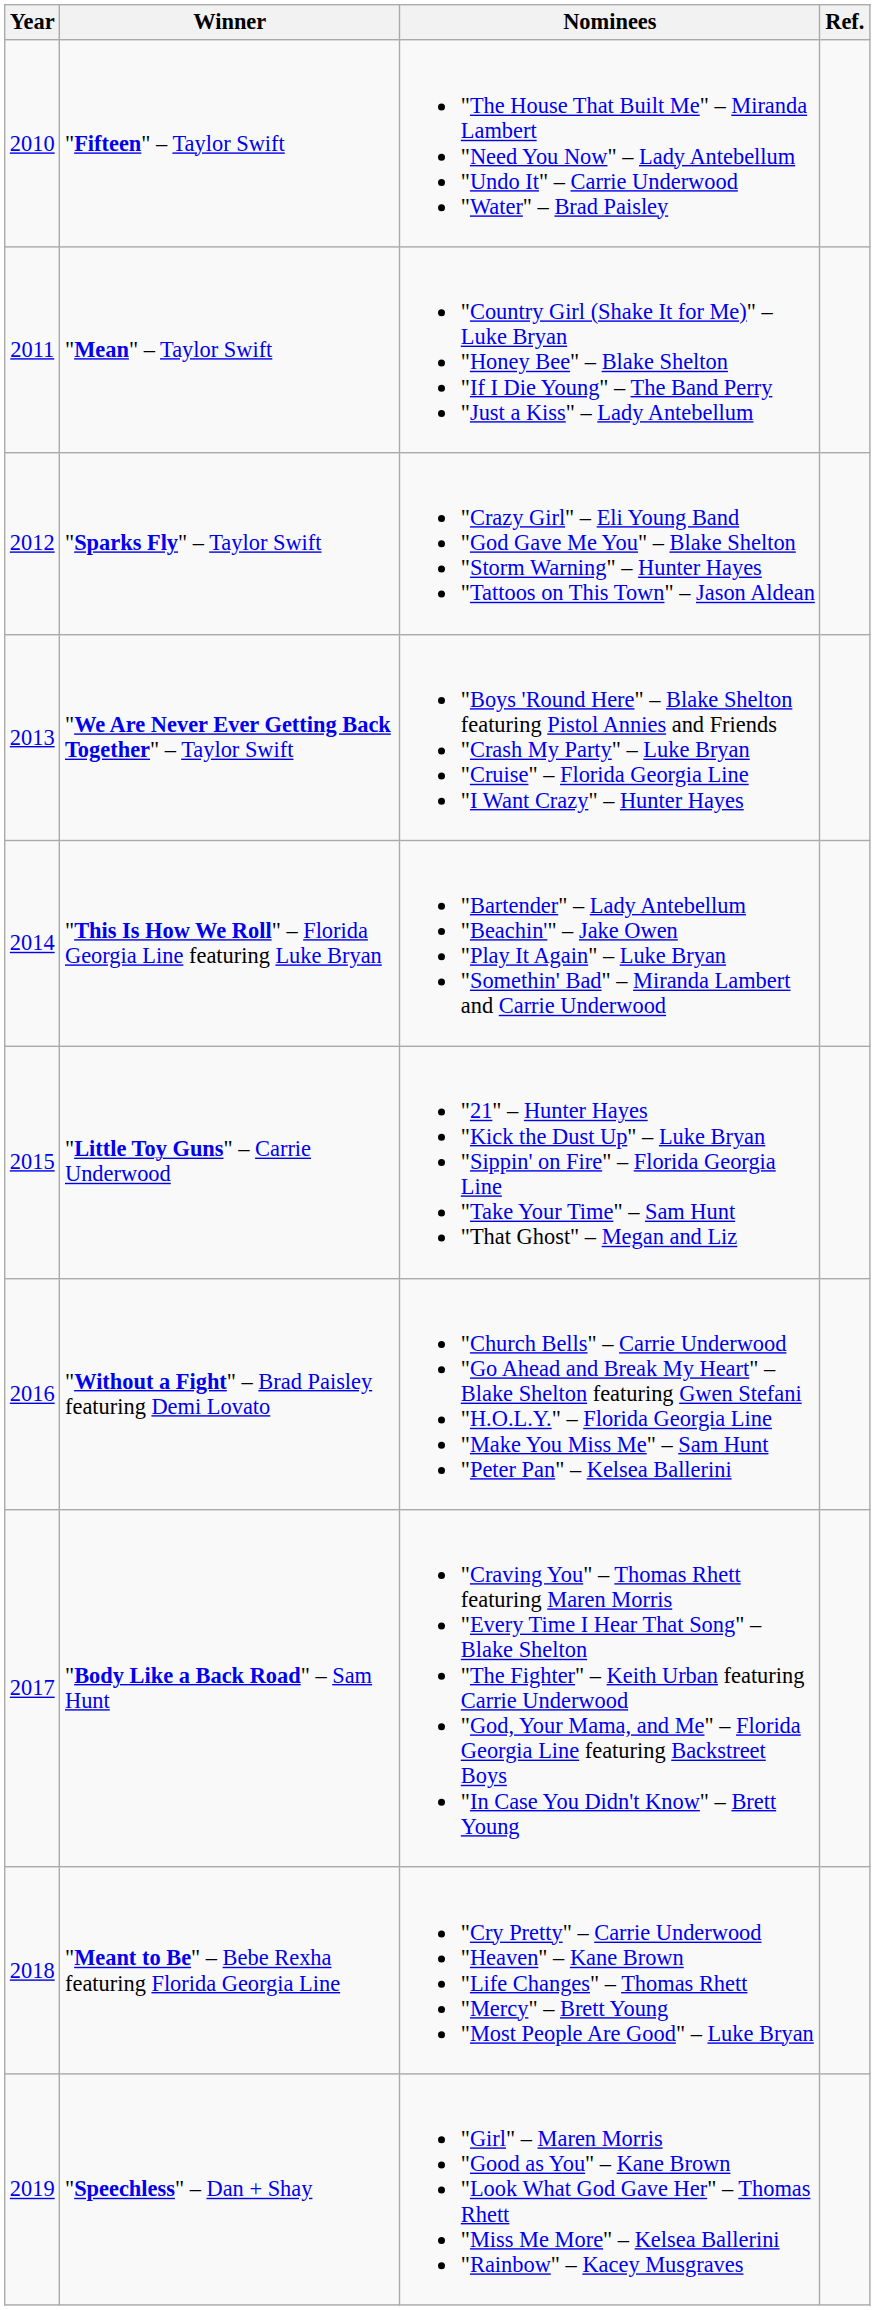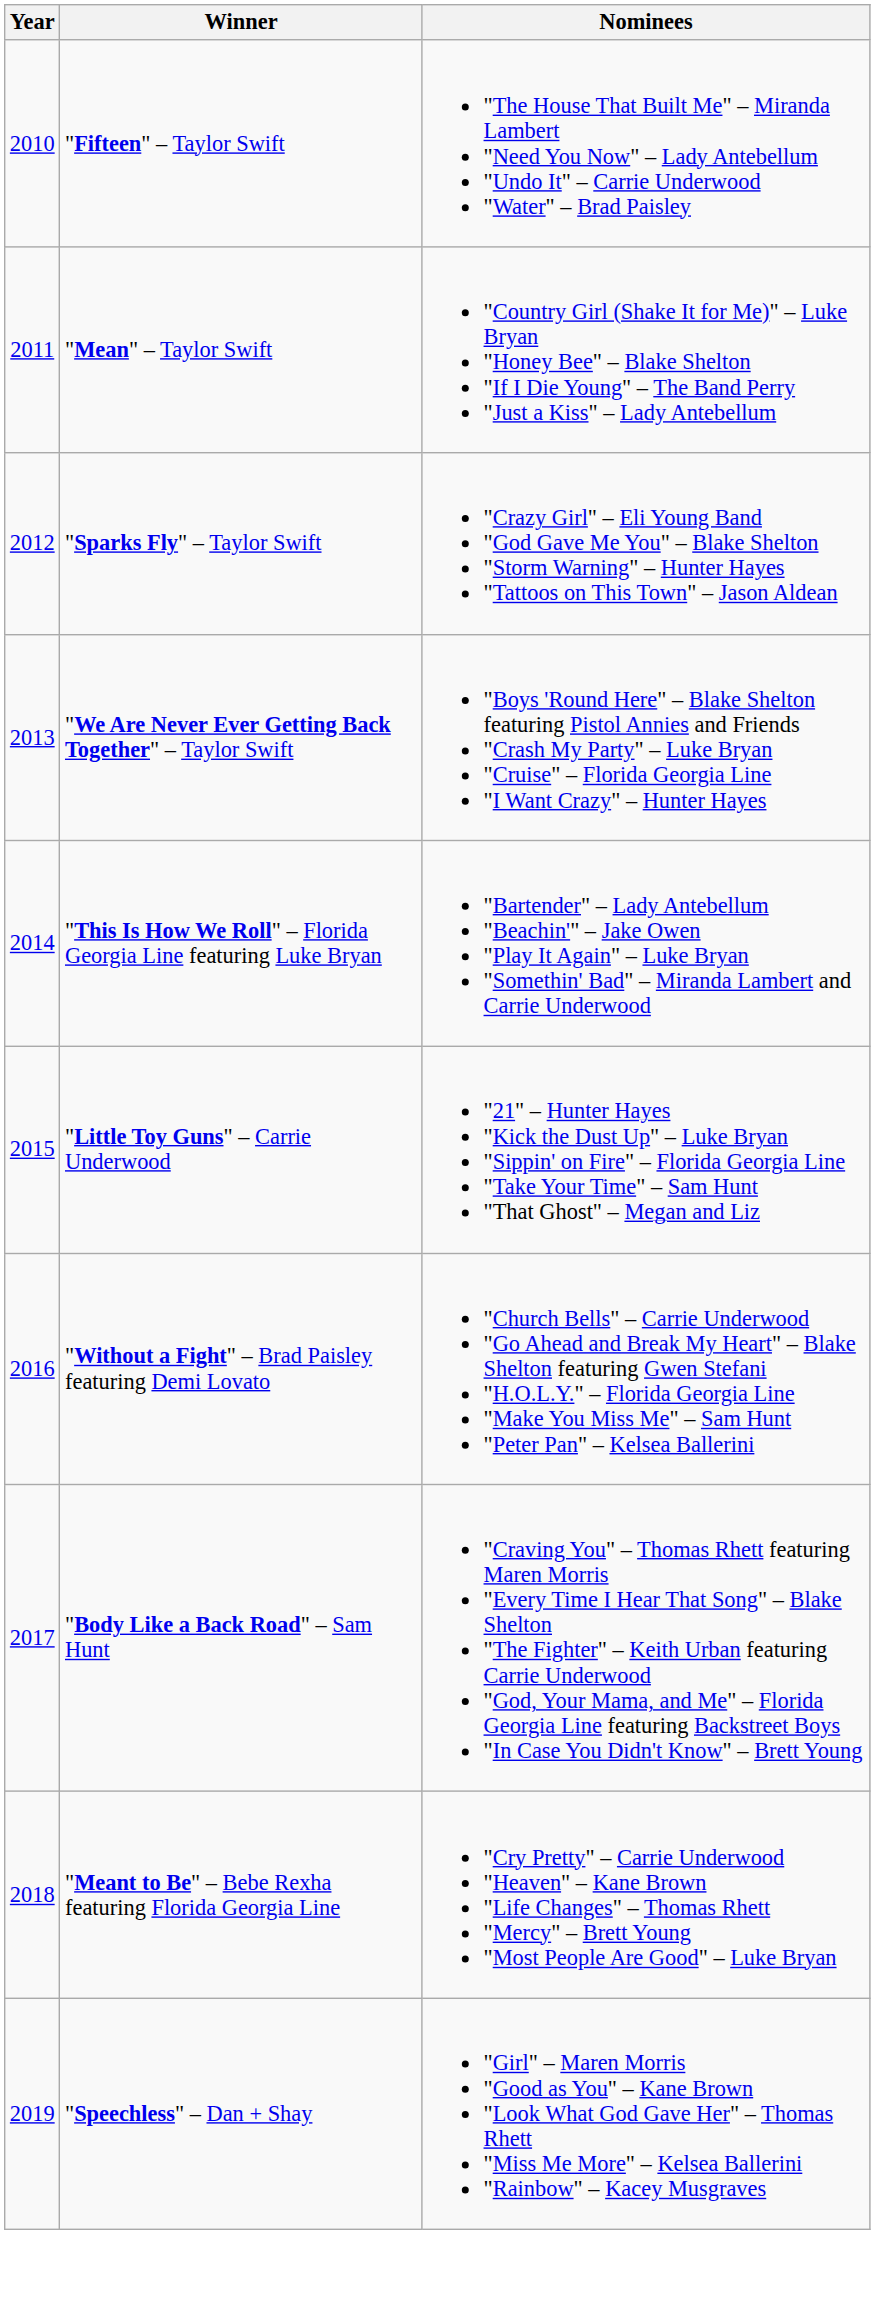- column: (845, 22)
